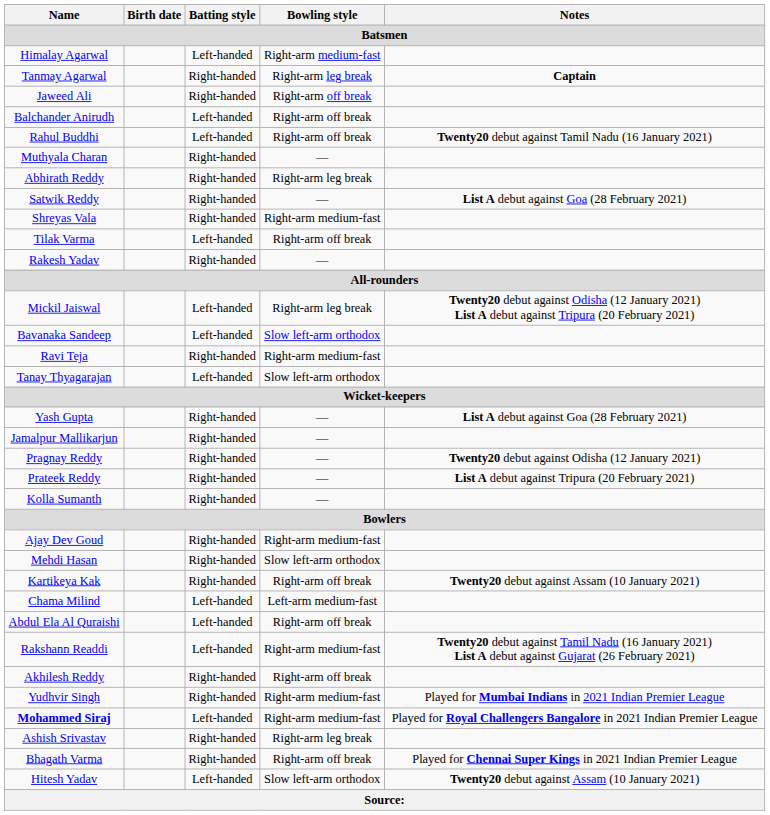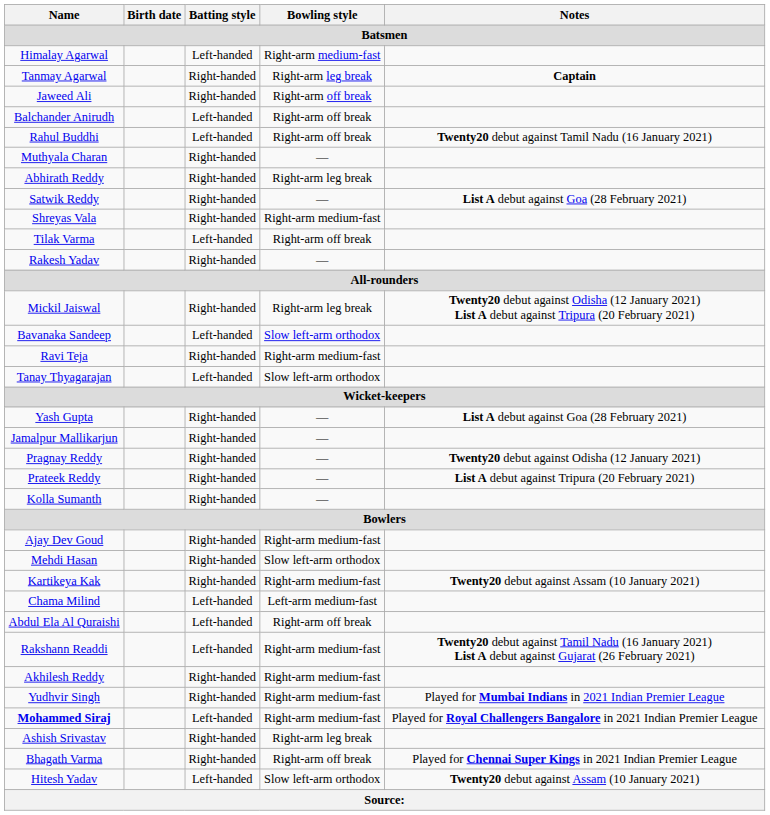(222, 308) Left-handed -> (222, 308) Right-handed
(322, 581) Right-arm off break -> (322, 581) Right-arm medium-fast
(322, 677) Right-arm off break -> (322, 677) Right-arm medium-fast
